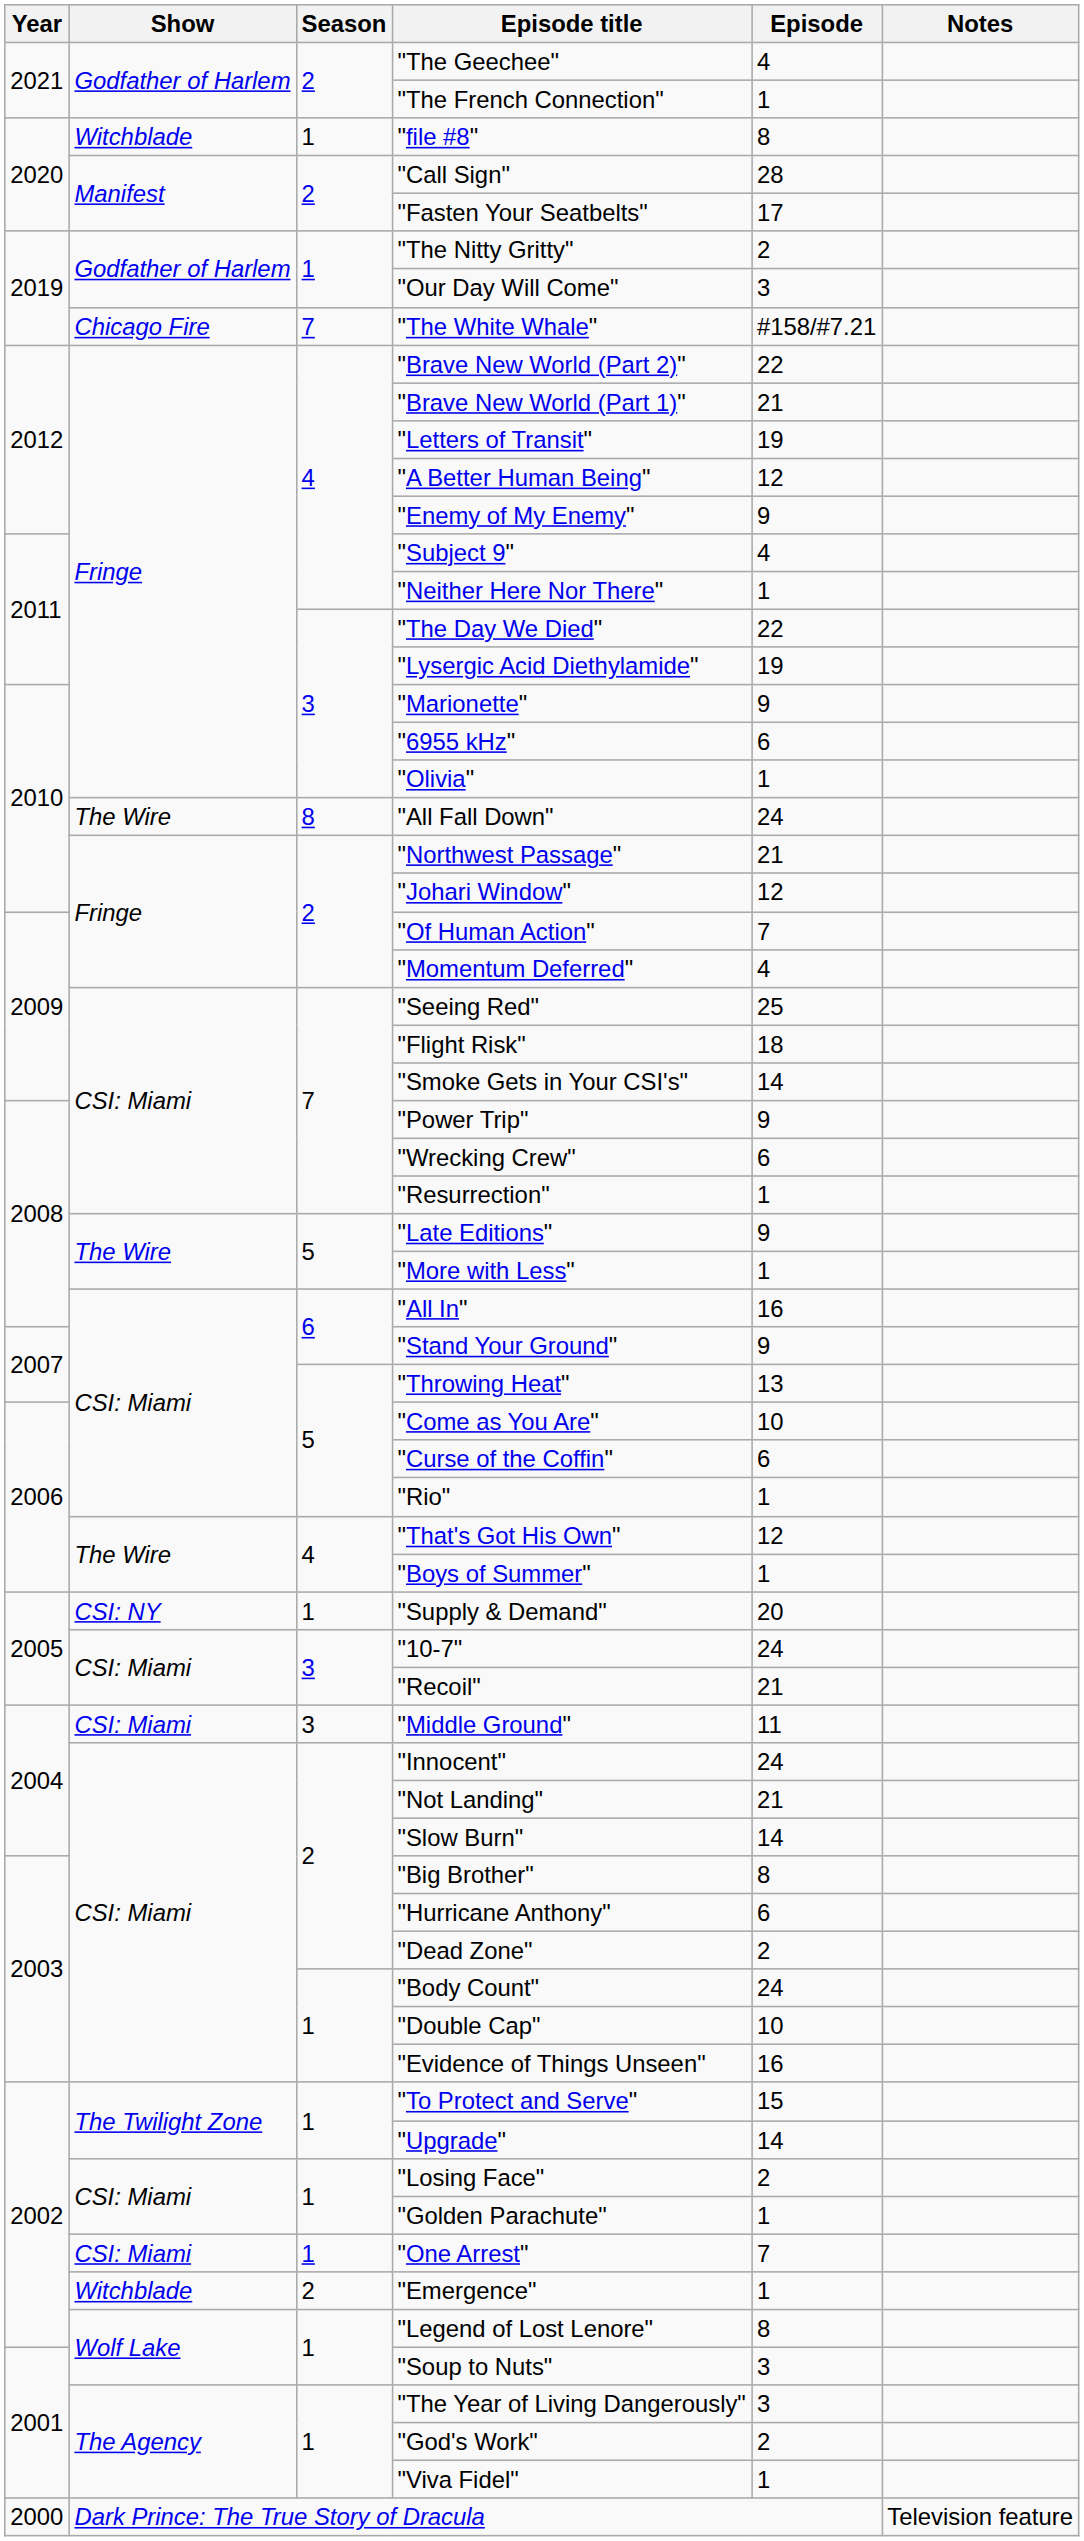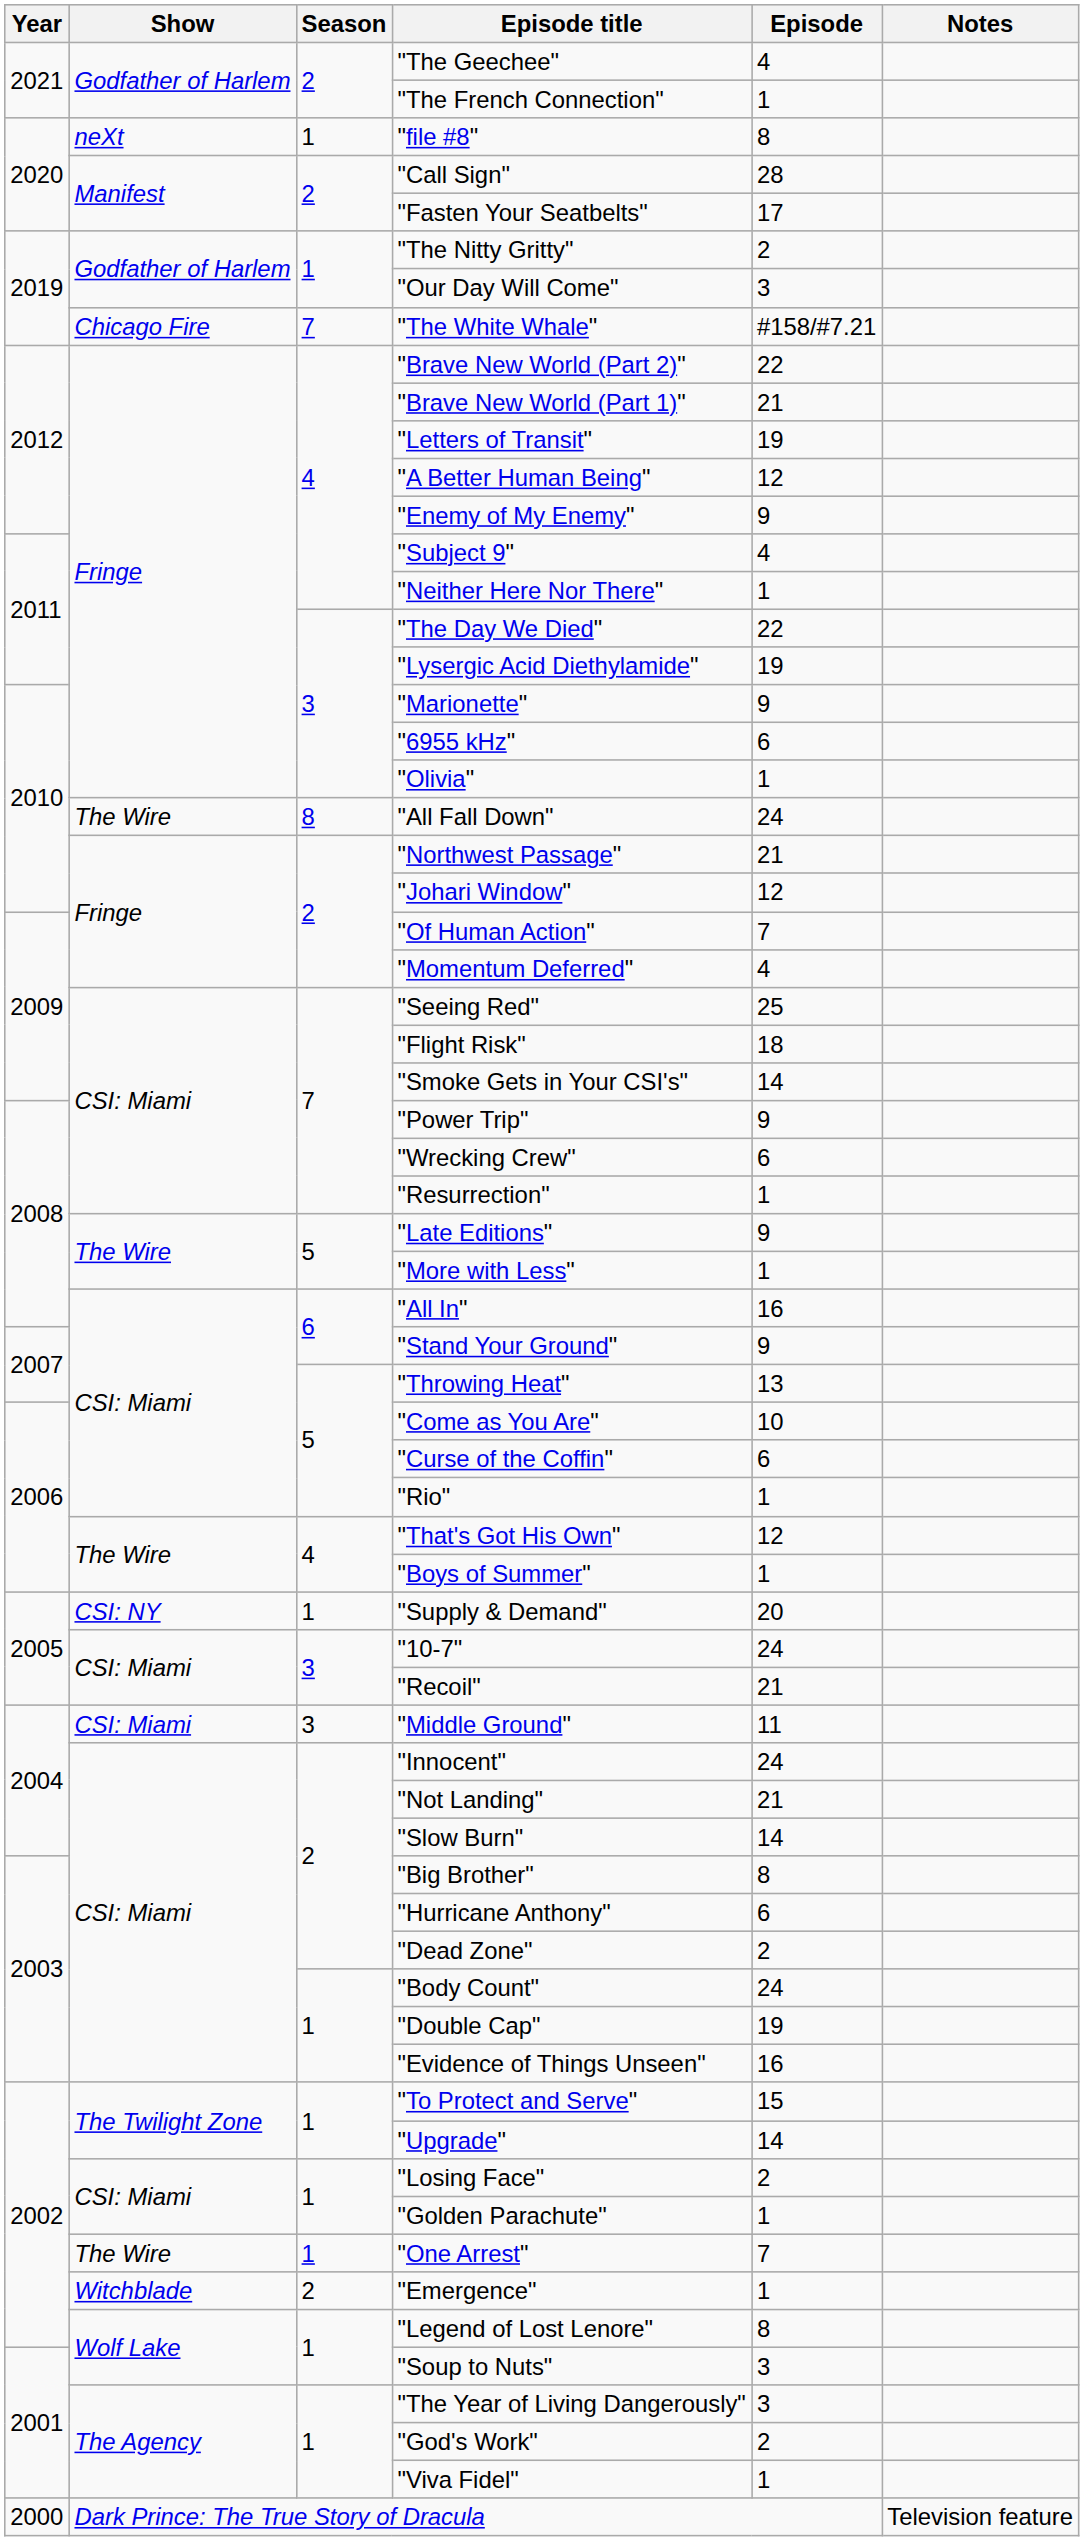(133, 137) Witchblade -> (99, 137) neXt
(770, 2026) 10 -> (770, 2026) 19
(133, 2253) CSI: Miami -> (123, 2253) The Wire
